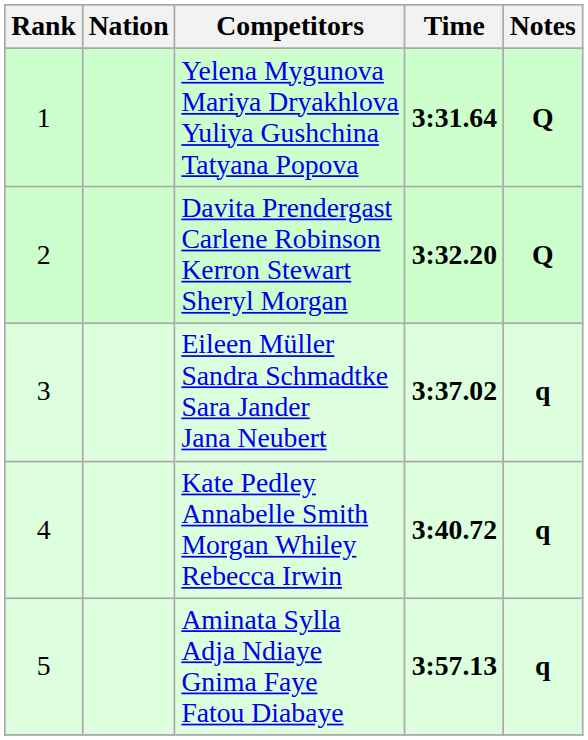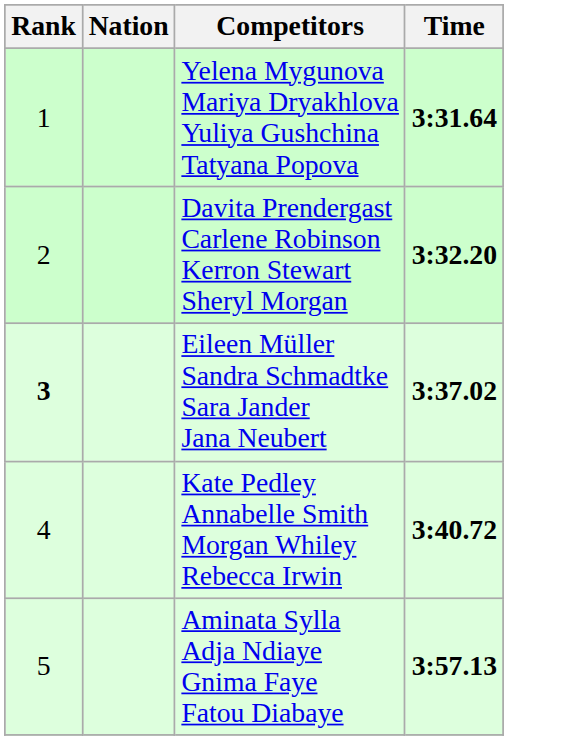- column: (543, 26)
(44, 391) normal -> (44, 391) bold
